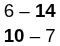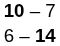rows swapped: (30, 10) <-> (30, 36)
